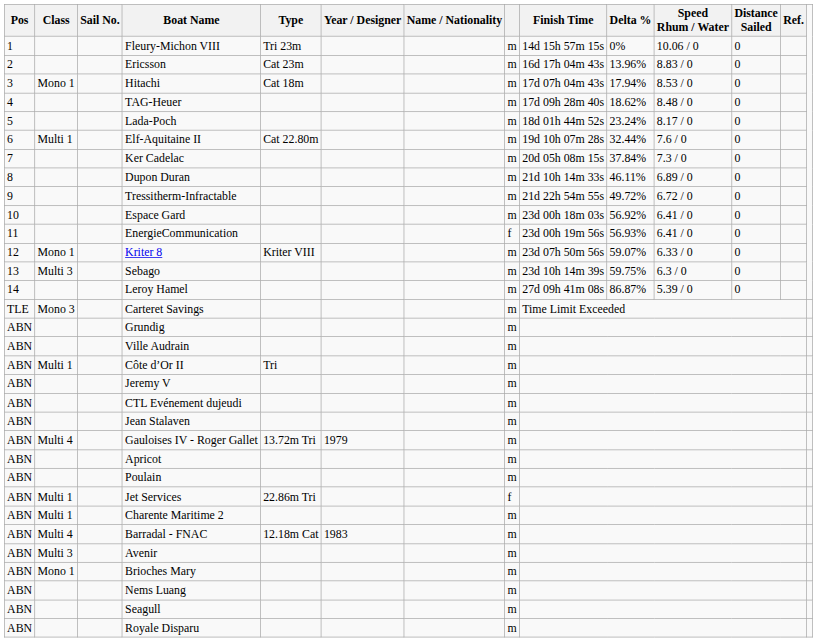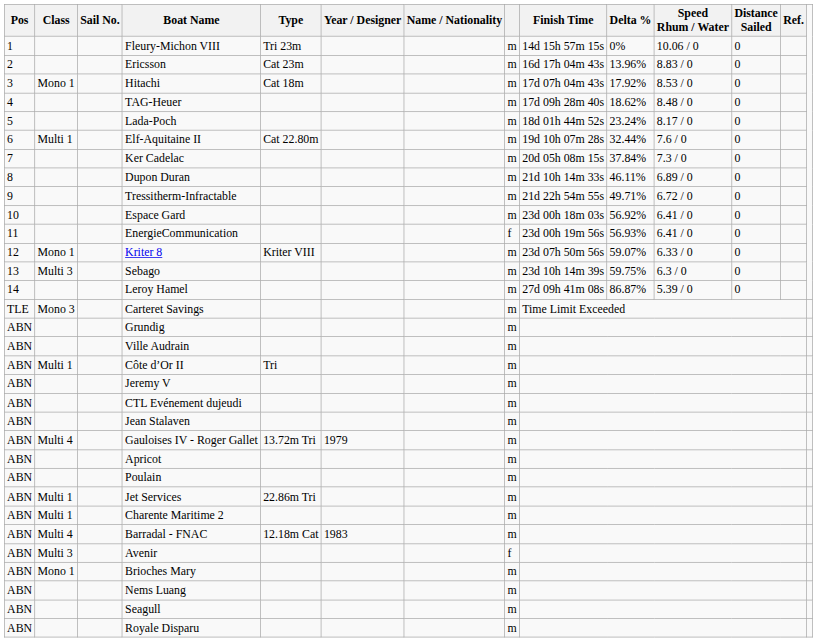(628, 83) 17.94% -> (628, 83) 17.92%
(628, 196) 49.72% -> (628, 196) 49.71%
(510, 496) f -> (512, 496) m
(512, 552) m -> (510, 552) f
